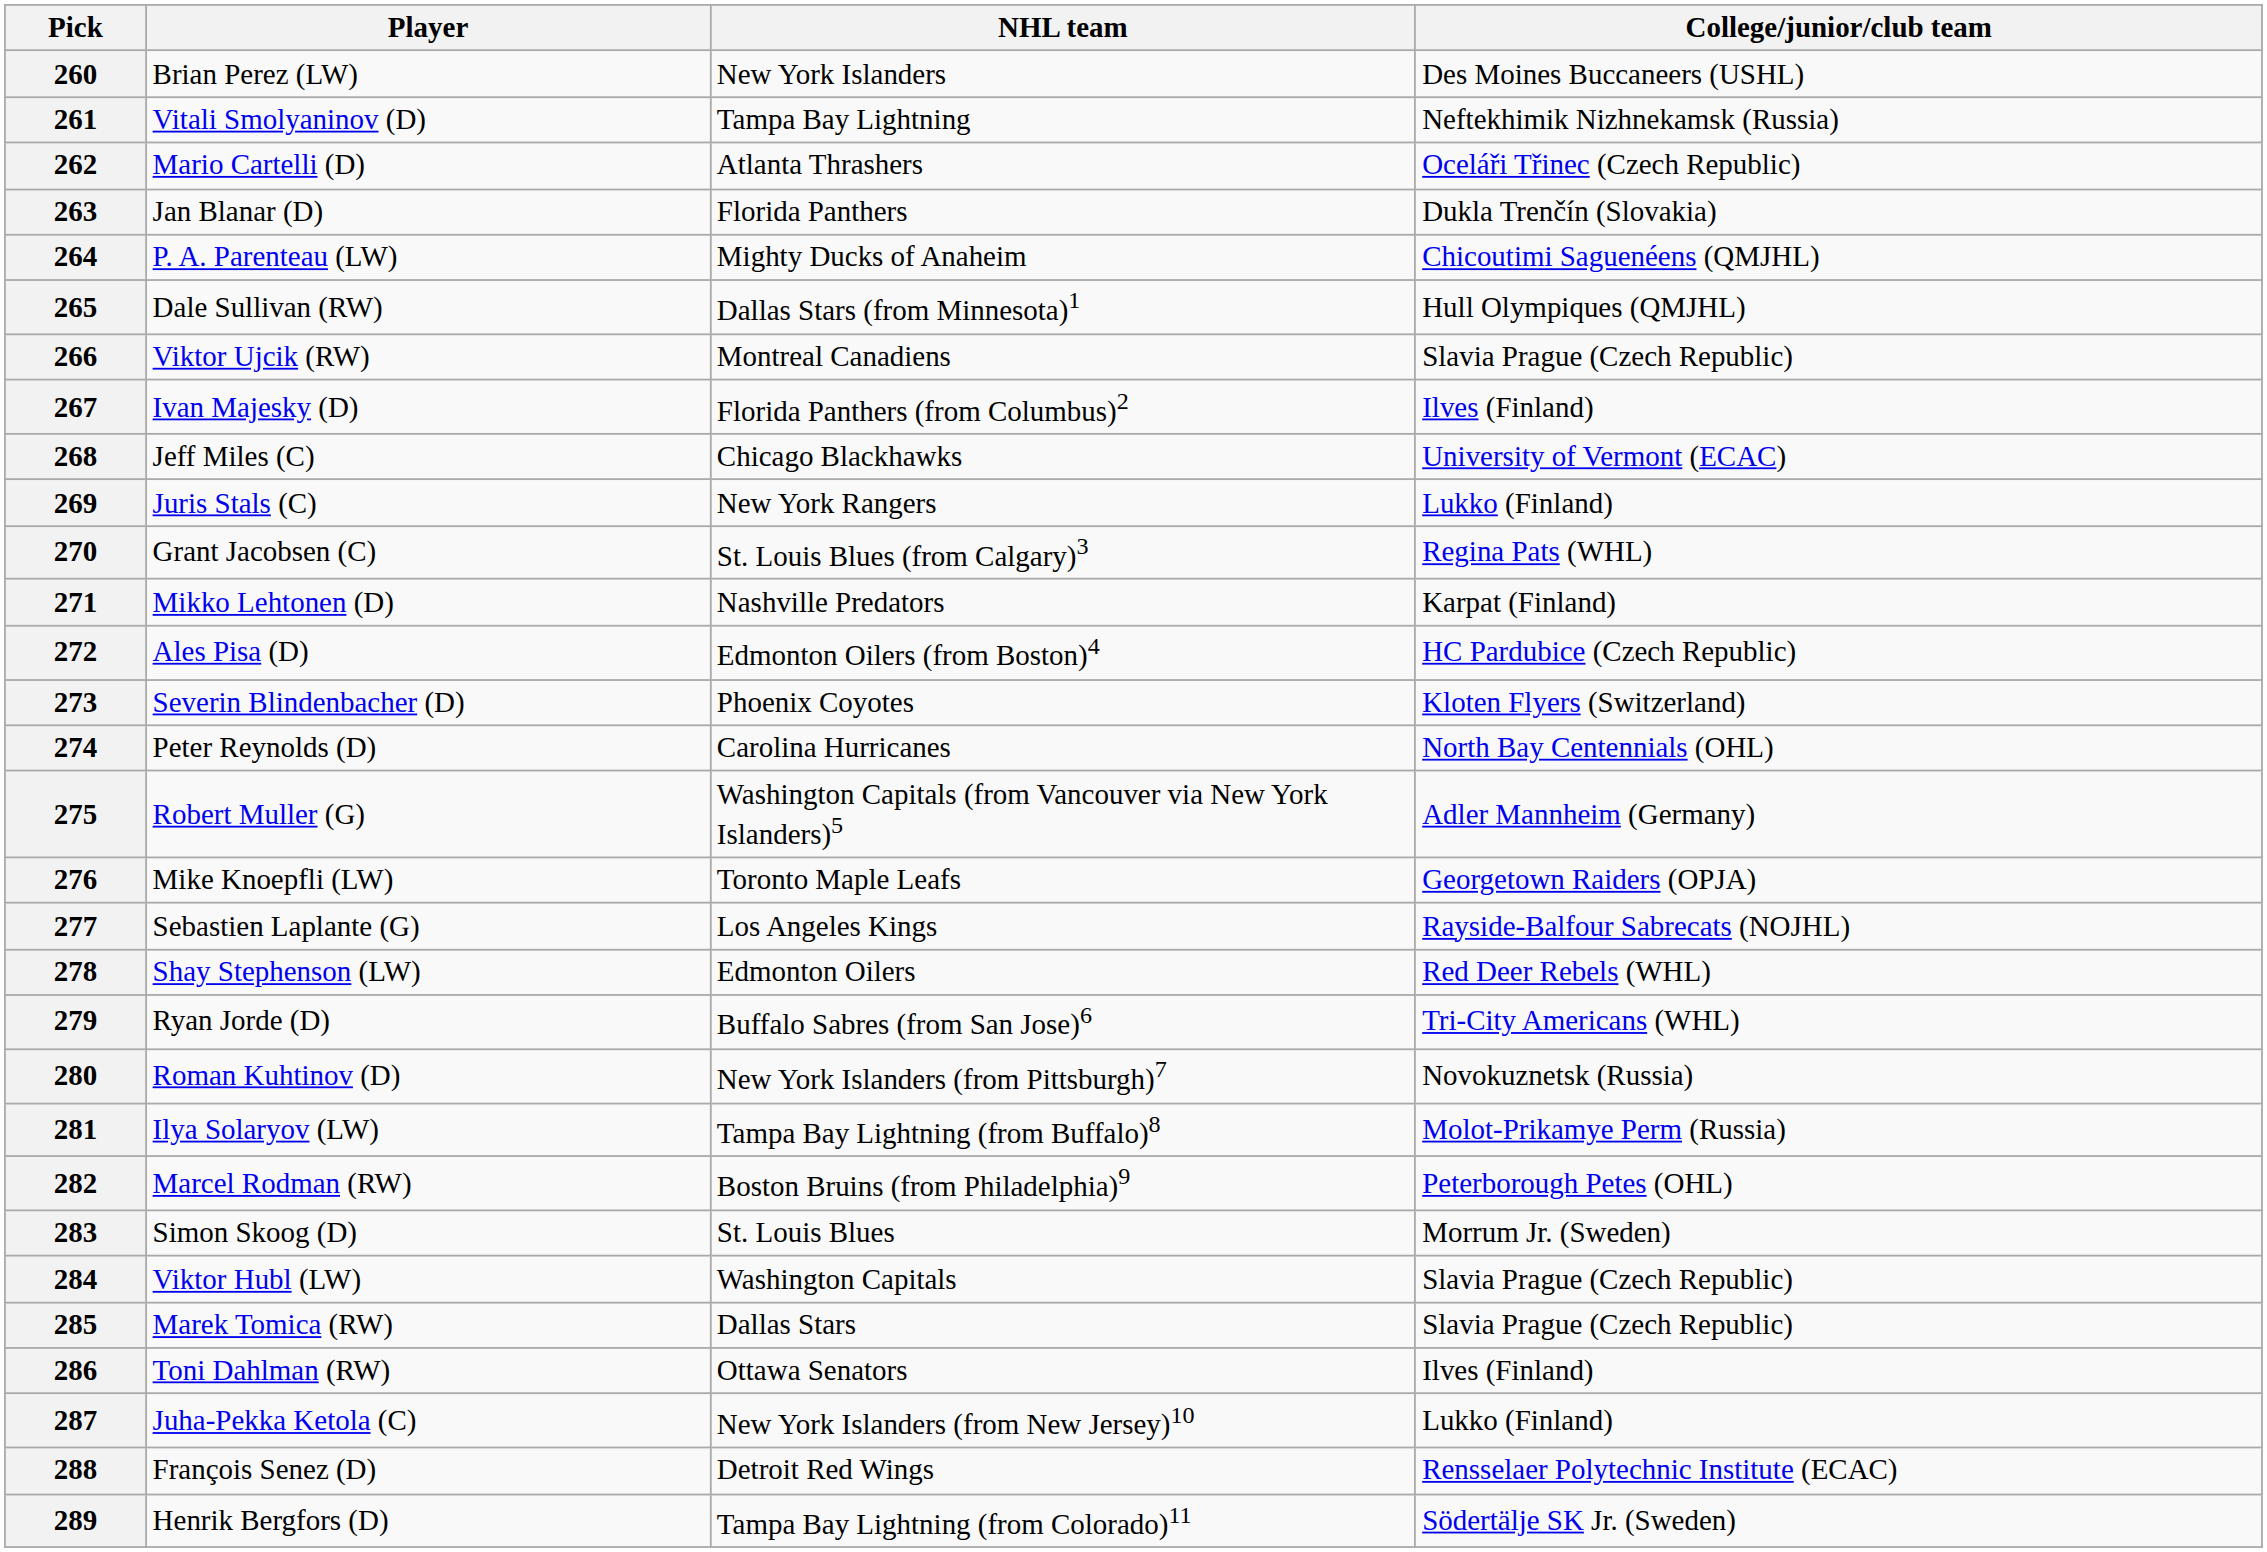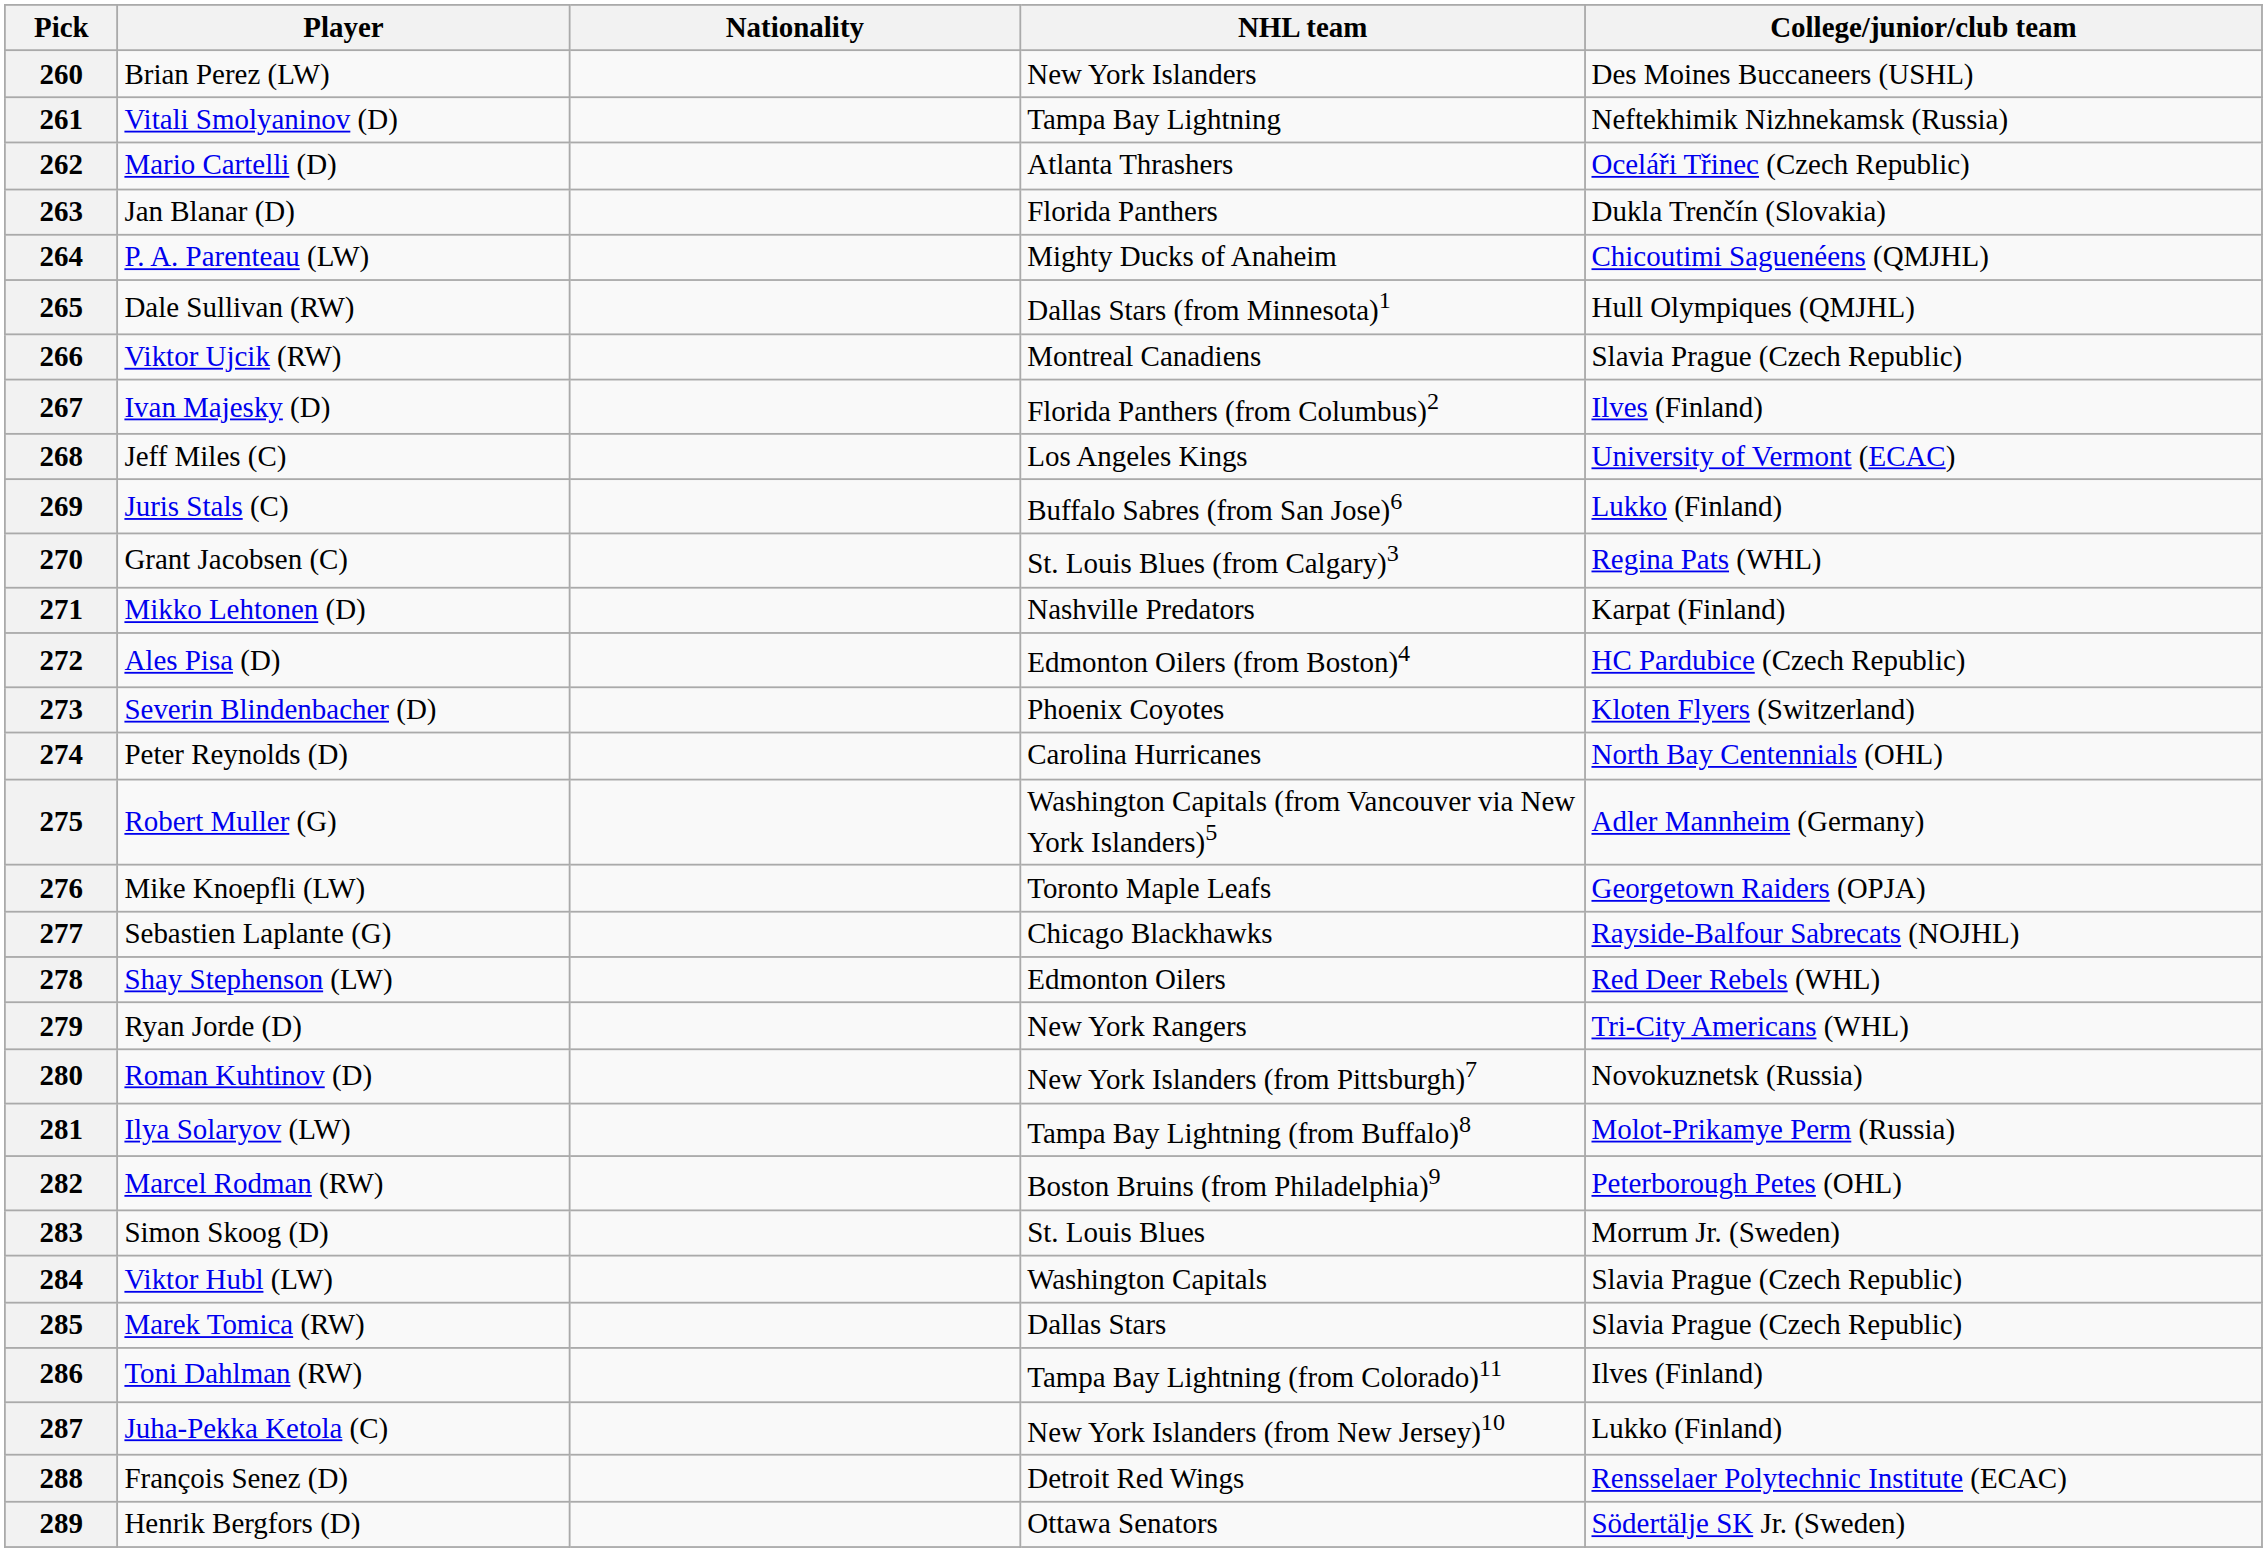+ column: (795, 27)
(840, 456) Chicago Blackhawks -> (1137, 456) Los Angeles Kings
(827, 502) New York Rangers -> (1215, 506) Buffalo Sabres (from San Jose)6
(827, 925) Los Angeles Kings -> (1150, 933) Chicago Blackhawks
(904, 1021) Buffalo Sabres (from San Jose)6 -> (1137, 1025) New York Rangers
(812, 1370) Ottawa Senators -> (1265, 1374) Tampa Bay Lightning (from Colorado)11
(954, 1520) Tampa Bay Lightning (from Colorado)11 -> (1123, 1524) Ottawa Senators
